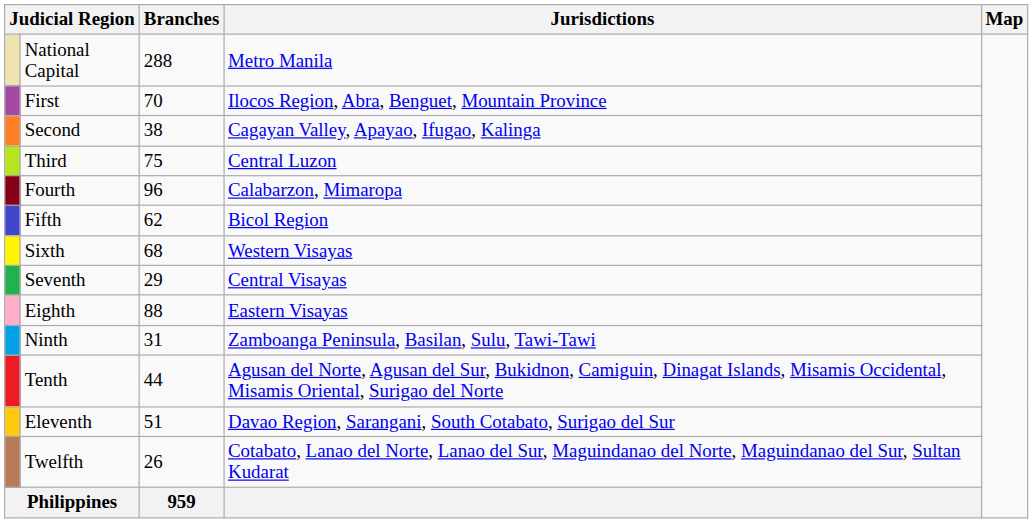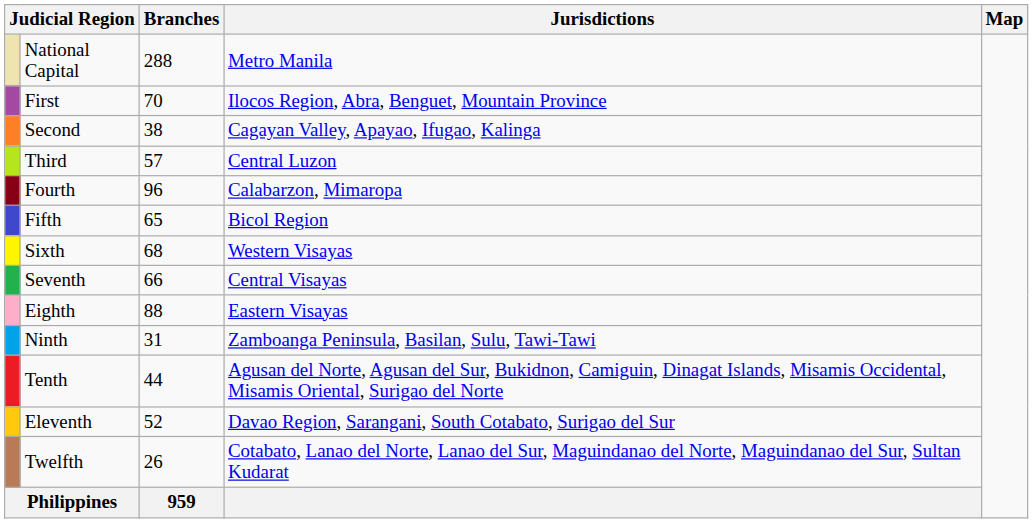(153, 160) 75 -> (153, 160) 57
(153, 220) 62 -> (153, 220) 65
(153, 280) 29 -> (153, 280) 66
(153, 421) 51 -> (153, 421) 52
